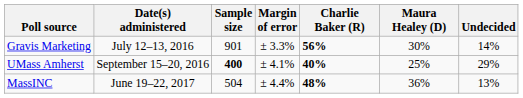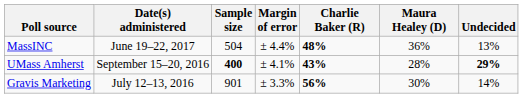rows swapped: (30, 83) <-> (49, 45)
(314, 64) 40% -> (314, 64) 43%
(419, 64) 25% -> (419, 64) 28%
(489, 64) normal -> (489, 64) bold
